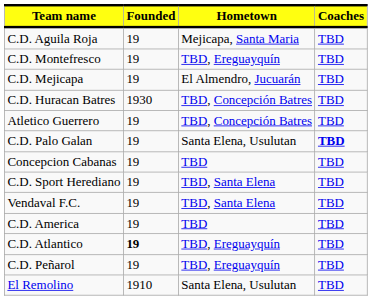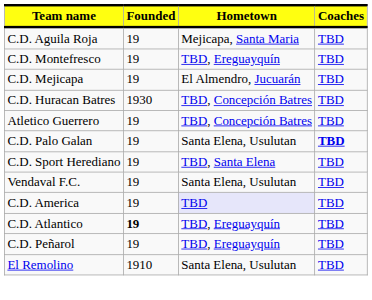- row: (62, 161)
(228, 203) TBD, Santa Elena -> (239, 182) Santa Elena, Usulutan
(194, 223) no background -> (194, 203) lavender background
